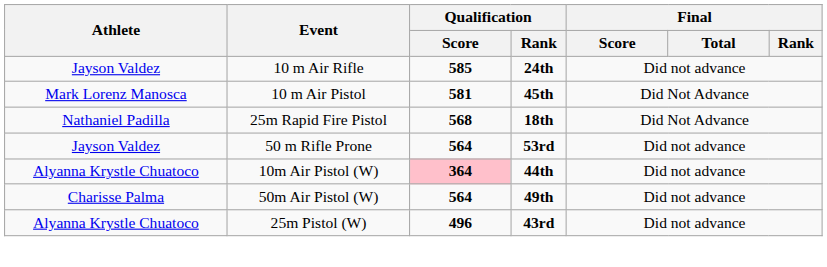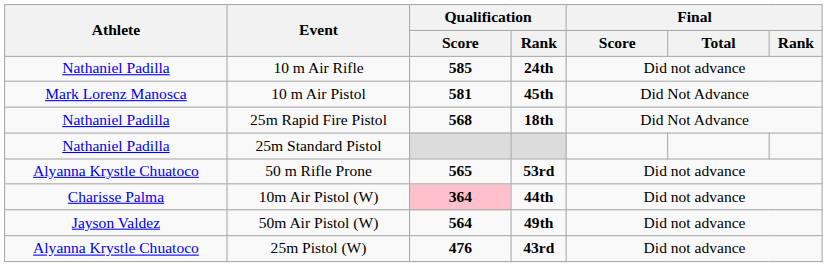(116, 69) Jayson Valdez -> (116, 69) Nathaniel Padilla
+ row: (319, 145)
(116, 145) Jayson Valdez -> (116, 171) Alyanna Krystle Chuatoco
(460, 145) 564 -> (460, 171) 565
(116, 171) Alyanna Krystle Chuatoco -> (116, 197) Charisse Palma
(116, 197) Charisse Palma -> (116, 222) Jayson Valdez
(460, 222) 496 -> (460, 248) 476
